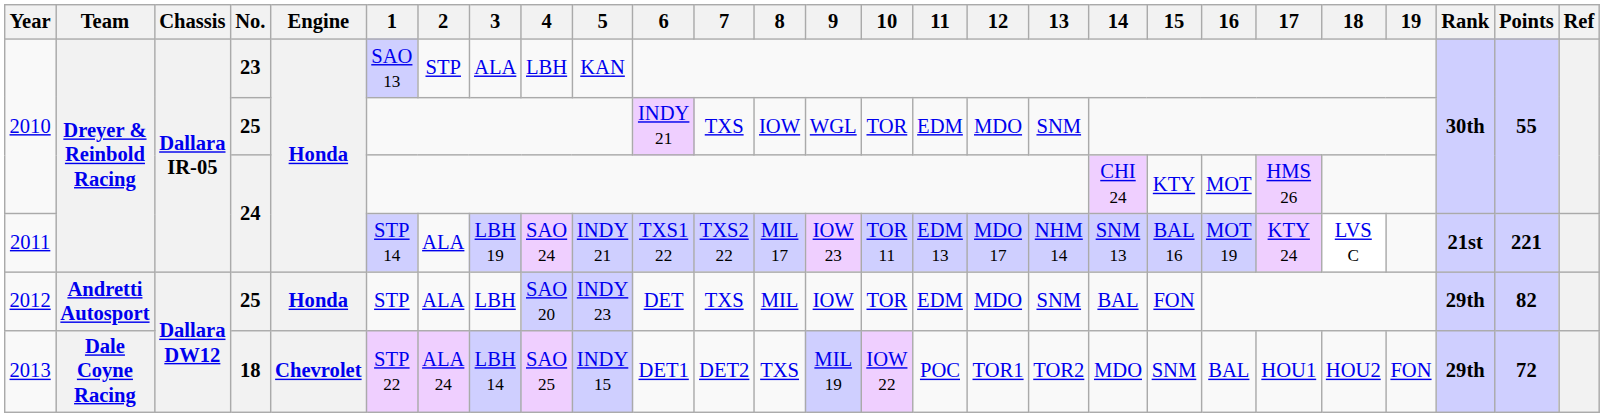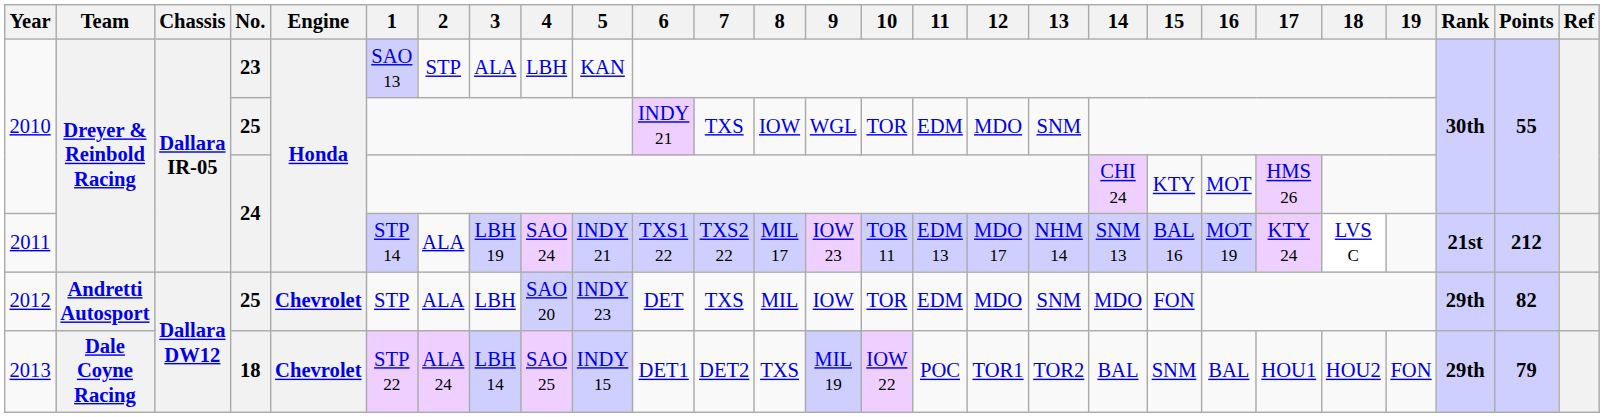(1526, 242) 221 -> (1526, 242) 212
(318, 301) Honda -> (318, 301) Chevrolet
(1118, 301) BAL -> (1118, 301) MDO
(1118, 371) MDO -> (1118, 371) BAL
(1526, 371) 72 -> (1526, 371) 79
